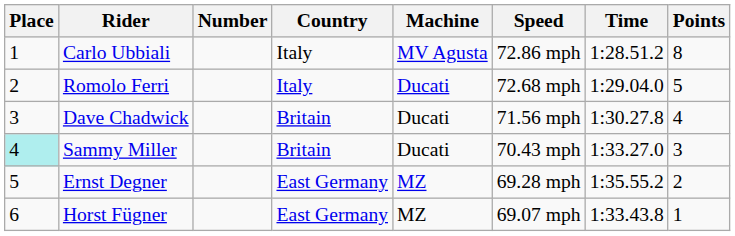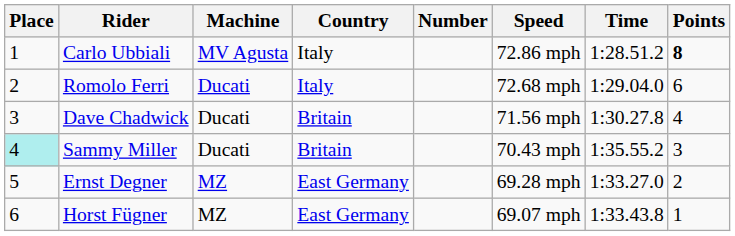columns swapped: (233, 20) <-> (442, 20)
(678, 53) normal -> (678, 53) bold
(678, 85) 5 -> (678, 85) 6
(627, 150) 1:33.27.0 -> (627, 150) 1:35.55.2
(627, 182) 1:35.55.2 -> (627, 182) 1:33.27.0
